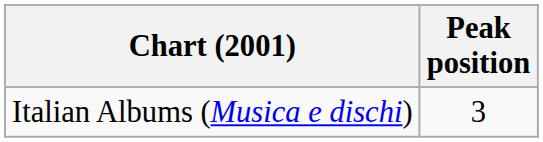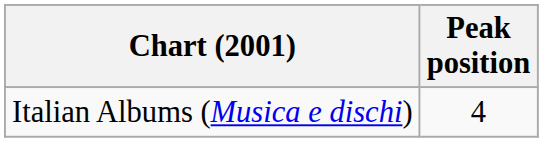(478, 111) 3 -> (478, 111) 4
